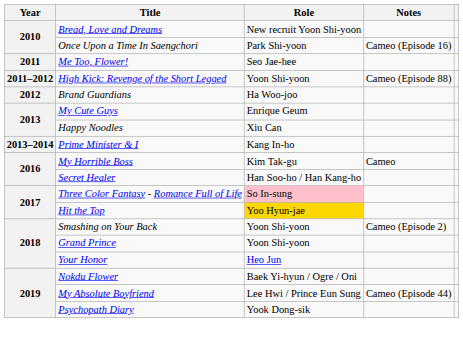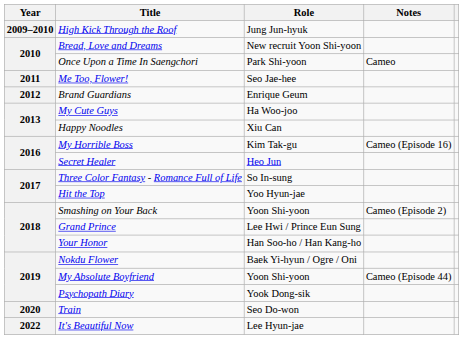+ row: (117, 29)
(409, 45) Cameo (Episode 16) -> (381, 62) Cameo
- row: (142, 78)
(272, 95) Ha Woo-joo -> (277, 95) Enrique Geum
(277, 111) Enrique Geum -> (272, 111) Ha Woo-joo
- row: (98, 144)
(381, 161) Cameo -> (409, 144) Cameo (Episode 16)
(304, 177) Han Soo-ho / Han Kang-ho -> (264, 161) Heo Jun
(269, 194) pink background -> (269, 177) no background
(276, 210) gold background -> (276, 194) no background
(278, 243) Yoon Shi-yoon -> (304, 227) Lee Hwi / Prince Eun Sung
(264, 260) Heo Jun -> (304, 243) Han Soo-ho / Han Kang-ho
(304, 293) Lee Hwi / Prince Eun Sung -> (278, 276) Yoon Shi-yoon
+ row: (70, 309)
+ row: (96, 326)
